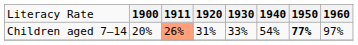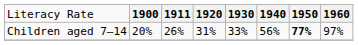(174, 31) lightsalmon background -> (174, 31) no background
(270, 31) 54% -> (270, 31) 56%
